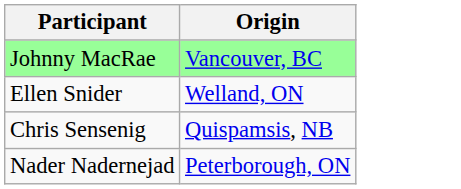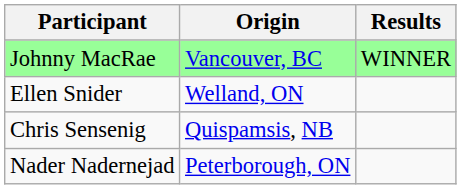+ column: (406, 22)
